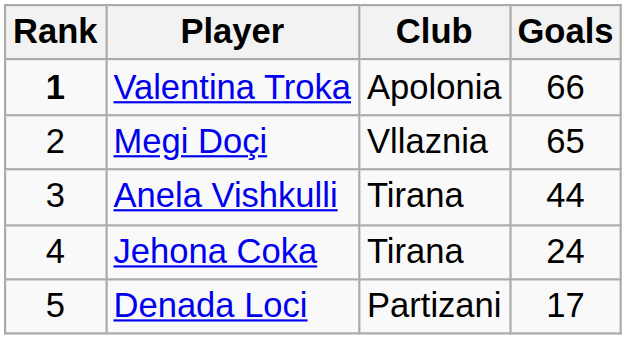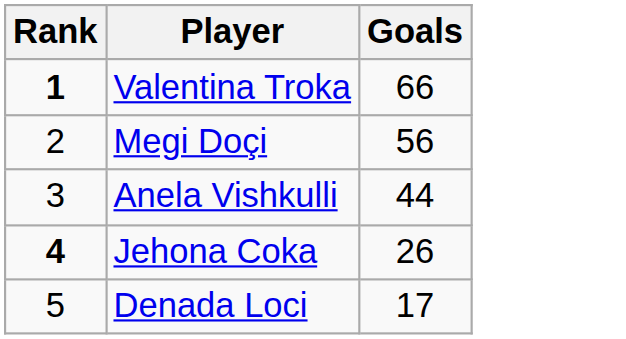- column: (434, 31)
(565, 141) 65 -> (415, 141) 56
(55, 251) normal -> (55, 251) bold
(565, 251) 24 -> (415, 251) 26
